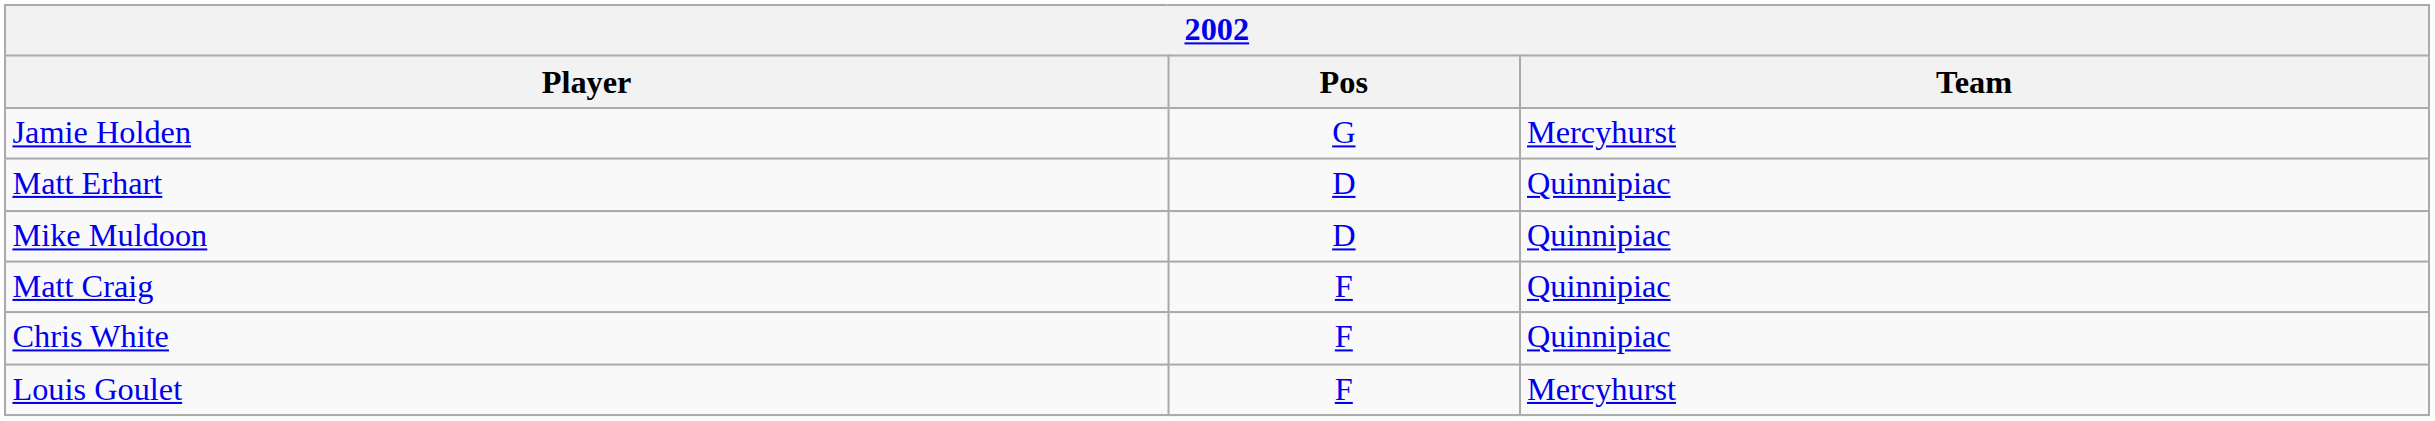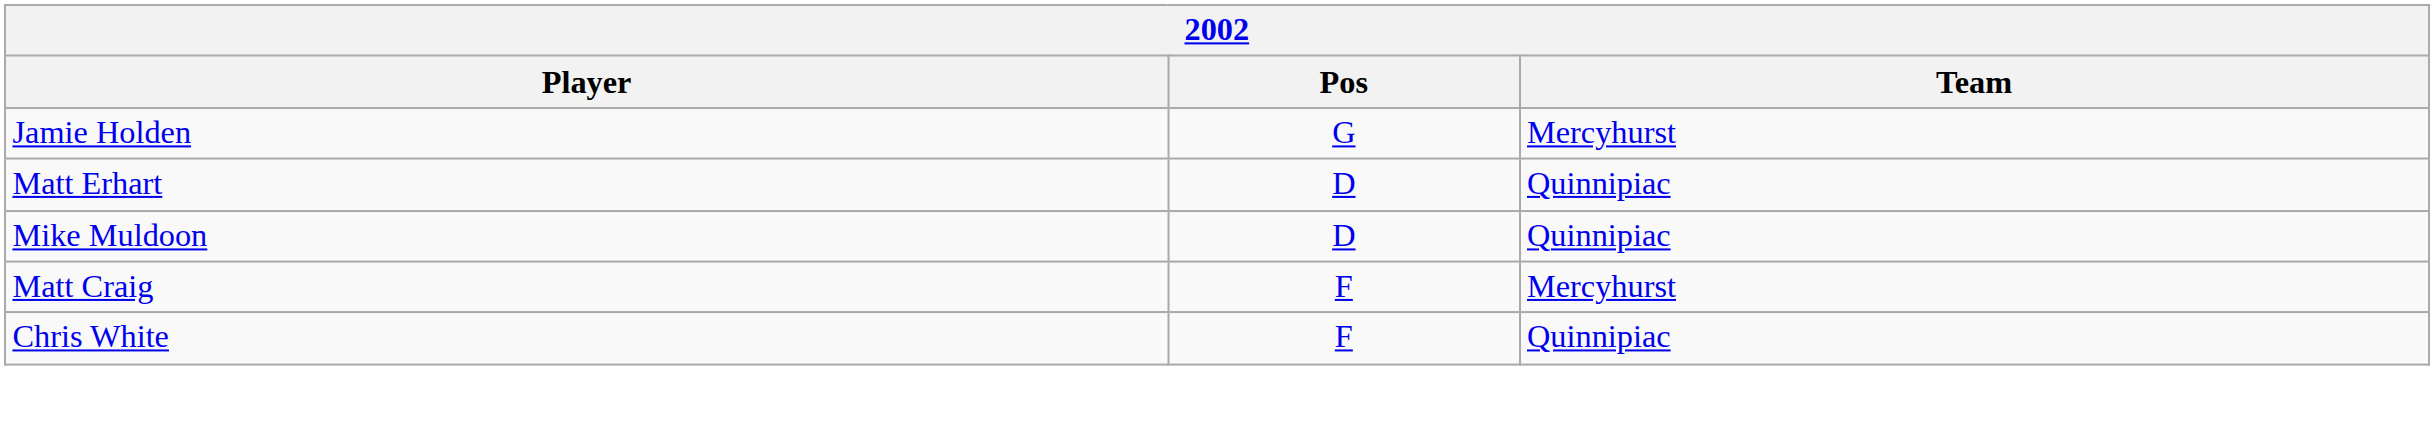(1599, 286) Quinnipiac -> (1602, 286) Mercyhurst
- row: (97, 388)
